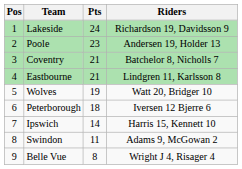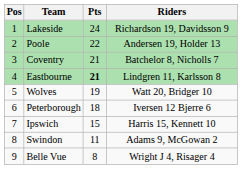(95, 44) 23 -> (95, 44) 22
(95, 76) normal -> (95, 76) bold
(95, 124) 14 -> (95, 124) 15
